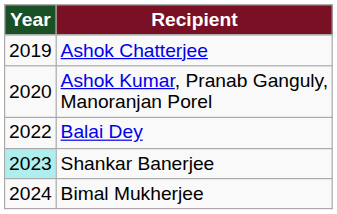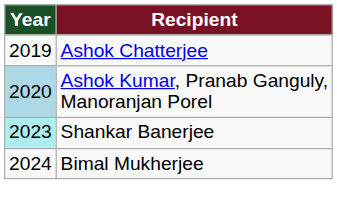(30, 91) no background -> (30, 91) lightblue background
- row: (102, 132)
